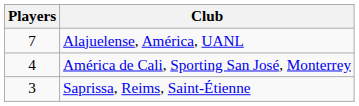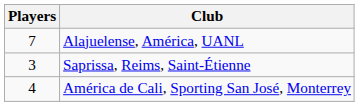rows swapped: (207, 64) <-> (157, 88)
